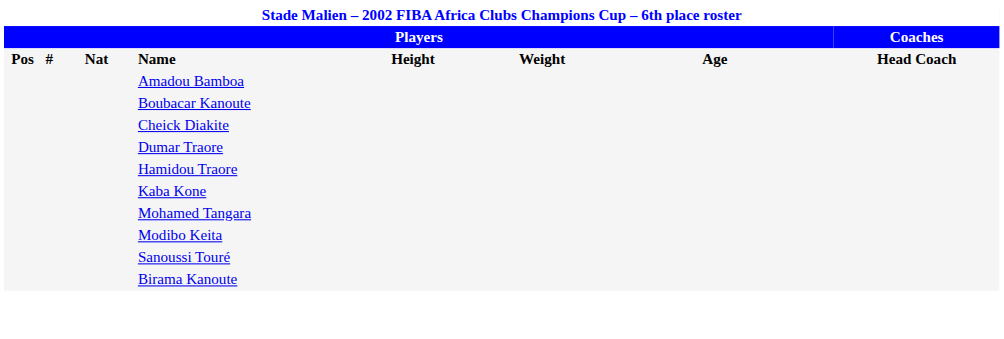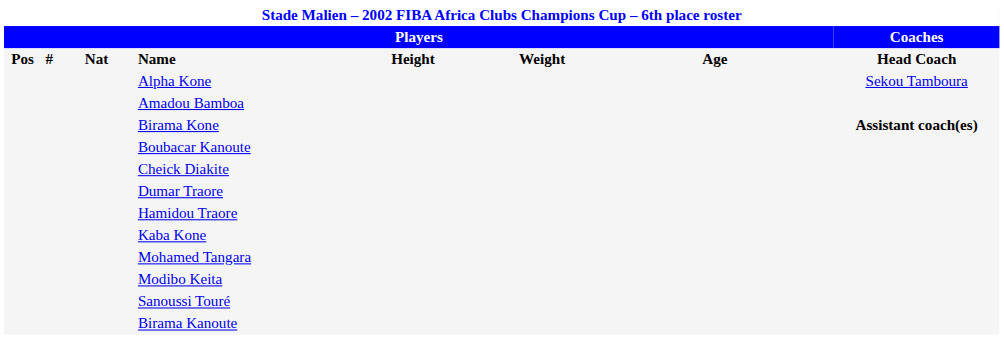+ row: (175, 81)
+ row: (178, 125)
